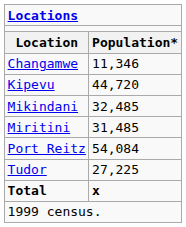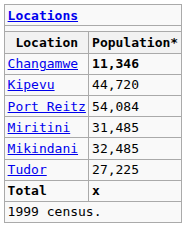(116, 64) normal -> (116, 64) bold
rows swapped: (43, 106) <-> (47, 148)
